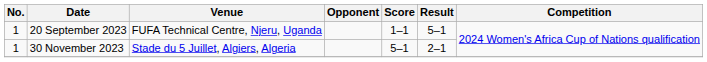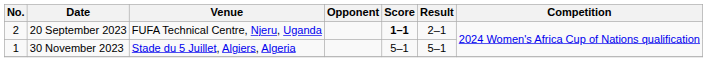(16, 30) 1 -> (16, 30) 2
(400, 30) normal -> (400, 30) bold
(437, 30) 5–1 -> (437, 30) 2–1
(437, 48) 2–1 -> (437, 48) 5–1
